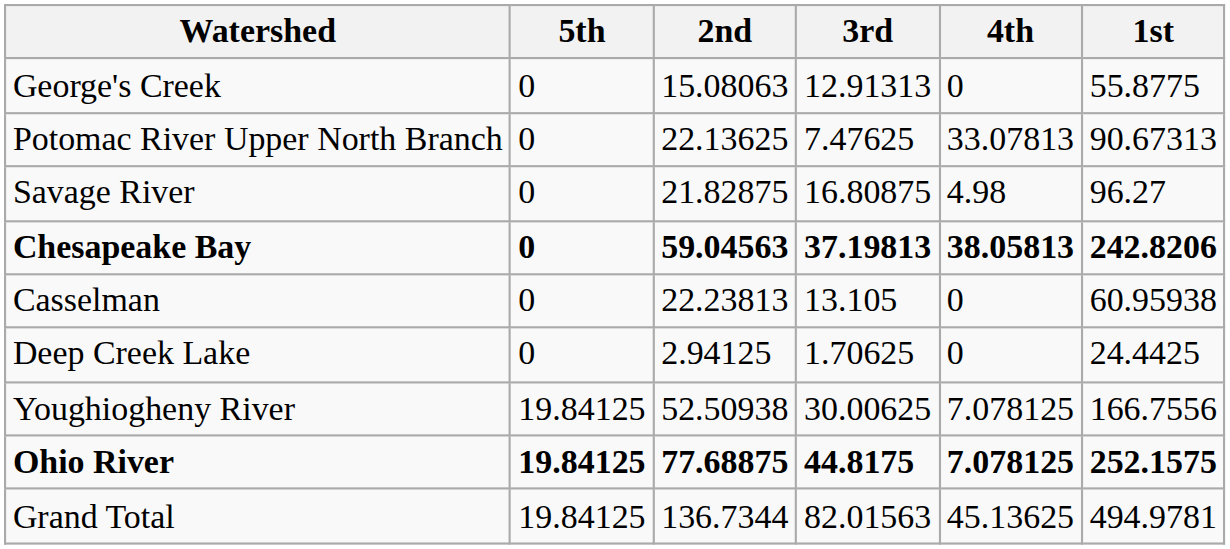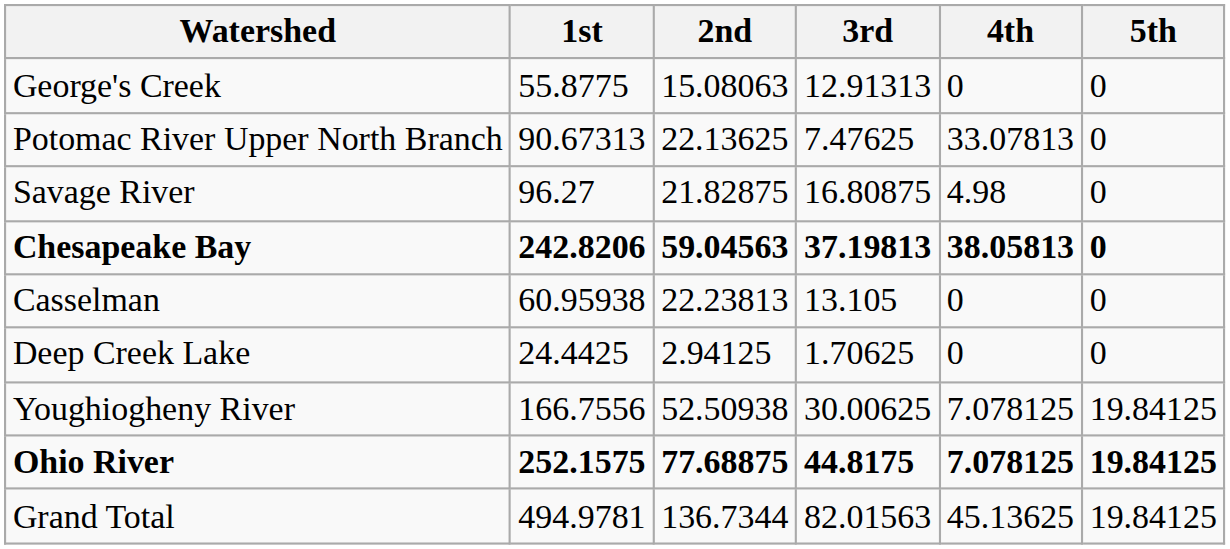columns swapped: (1153, 31) <-> (582, 31)
